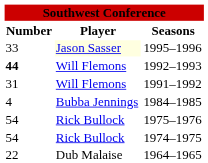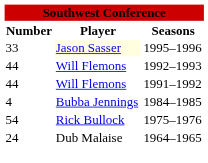(12, 66) bold -> (12, 66) normal
(12, 84) 31 -> (12, 84) 44
- row: (173, 137)
(12, 155) 22 -> (12, 137) 24
